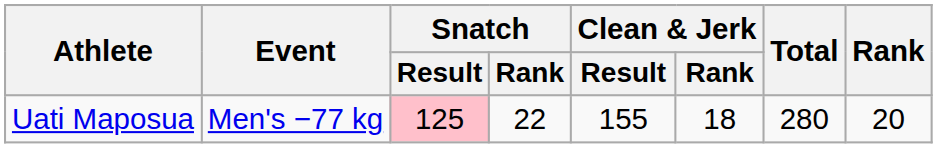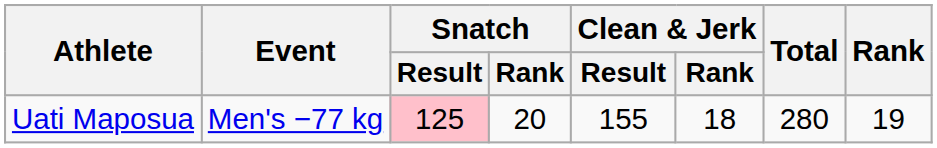(530, 119) 22 -> (530, 119) 20
(888, 119) 20 -> (888, 119) 19
